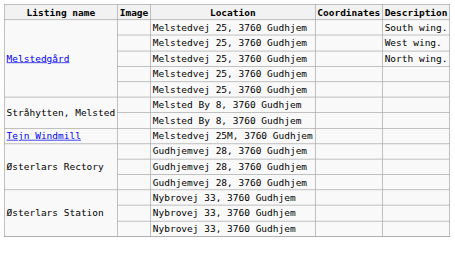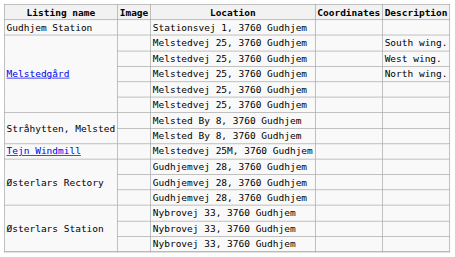+ row: (49, 28)
